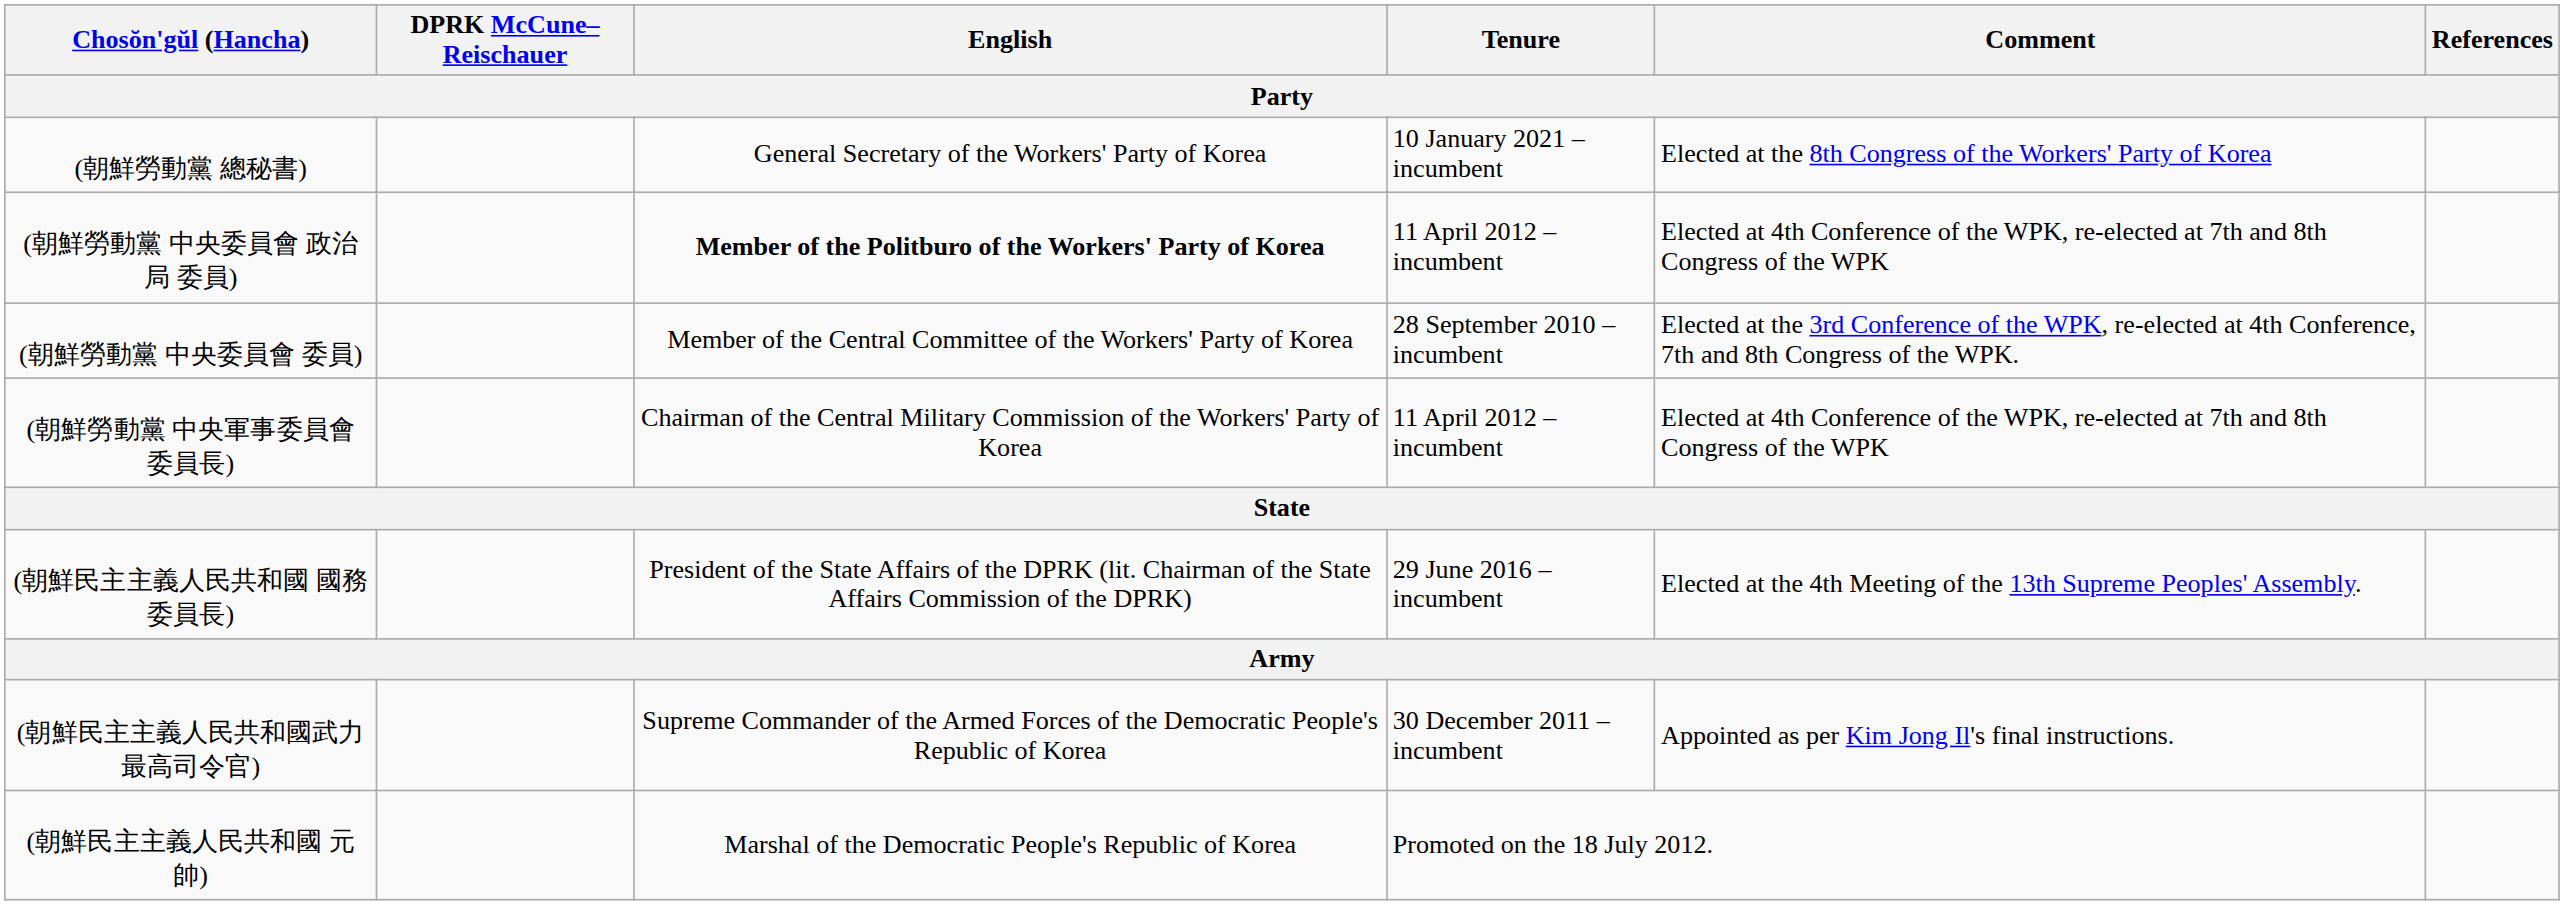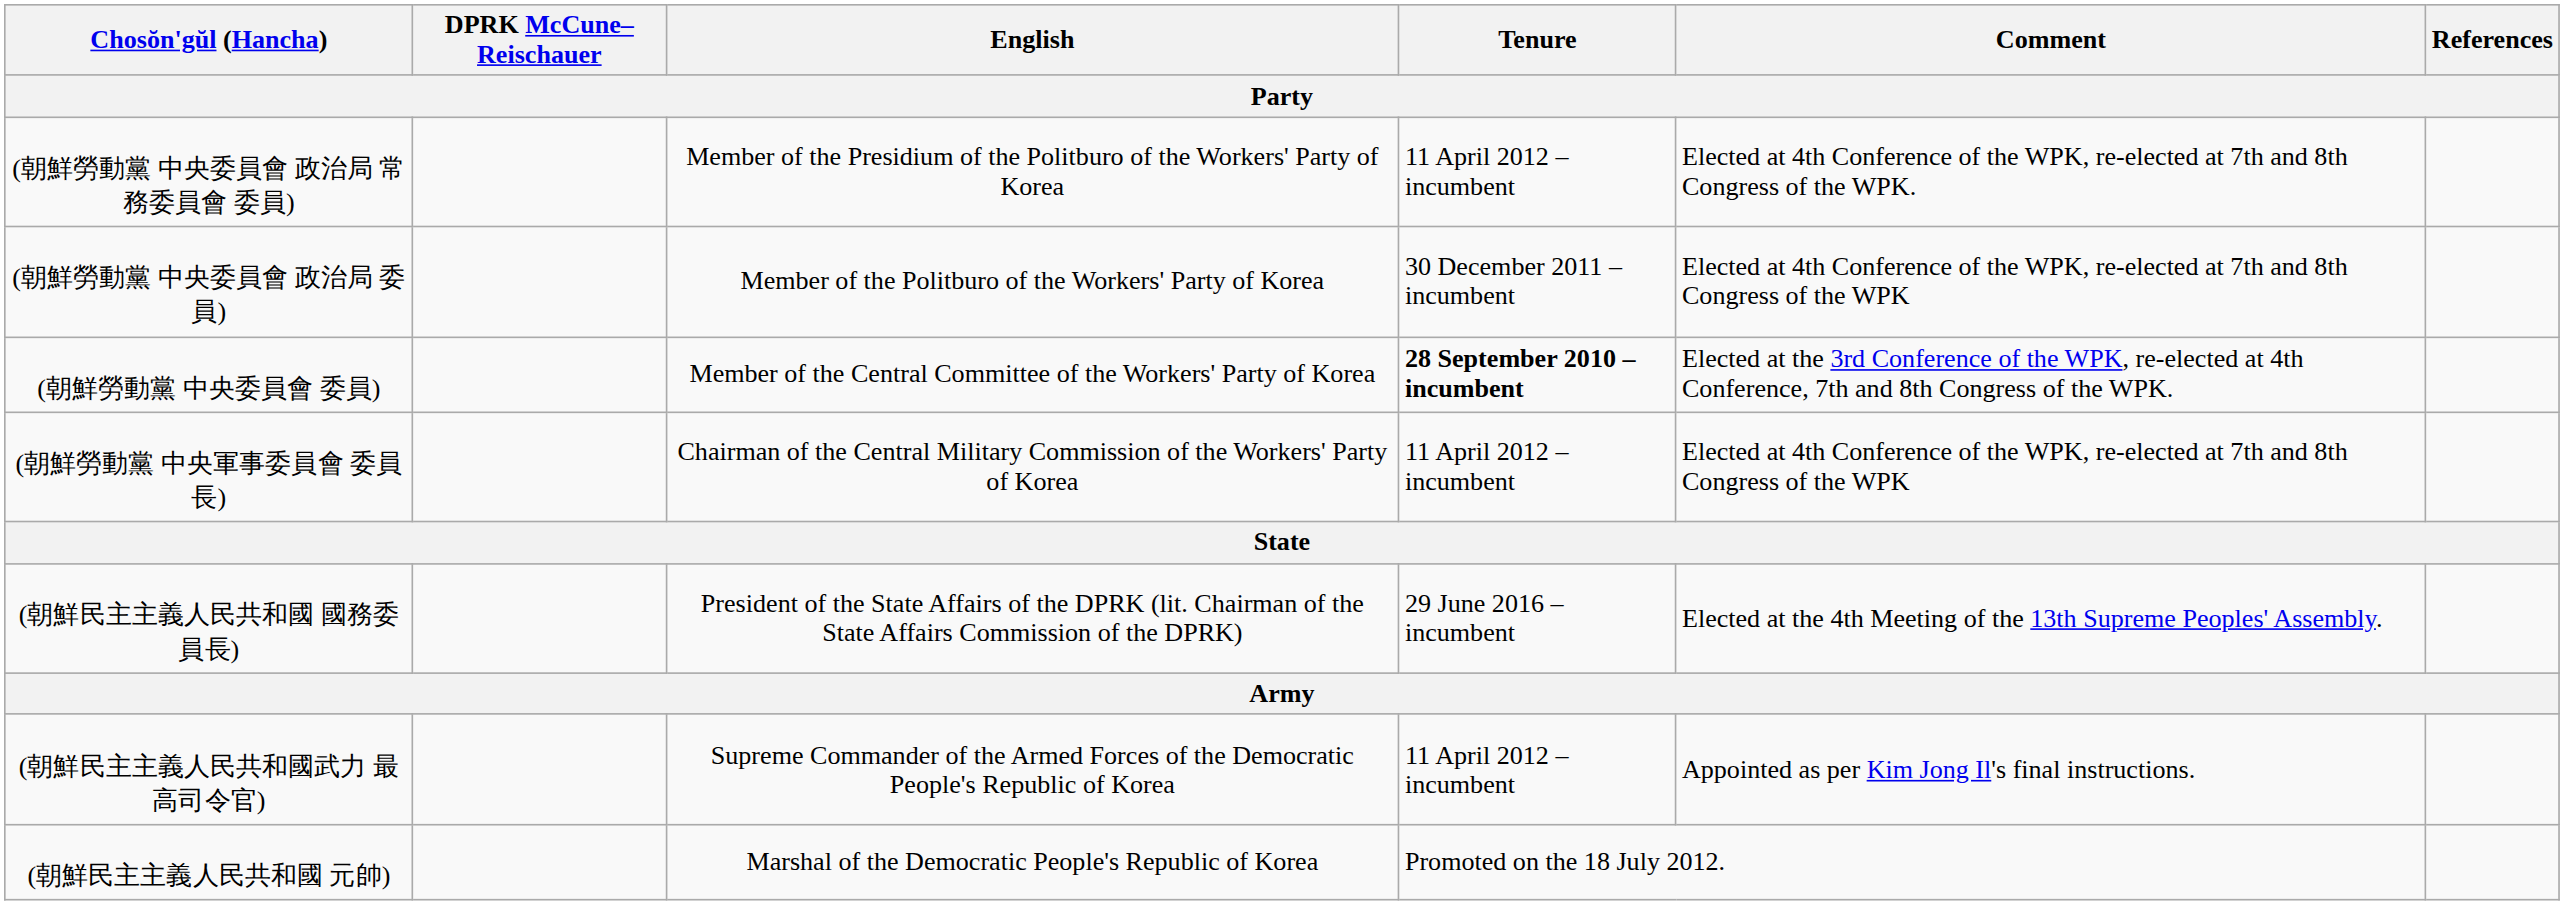- row: (191, 168)
+ row: (209, 185)
(1010, 247) bold -> (1032, 281) normal
(1475, 247) 11 April 2012 – incumbent -> (1513, 281) 30 December 2011 – incumbent
(1504, 339) normal -> (1520, 374) bold
(1501, 734) 30 December 2011 – incumbent -> (1487, 769) 11 April 2012 – incumbent
